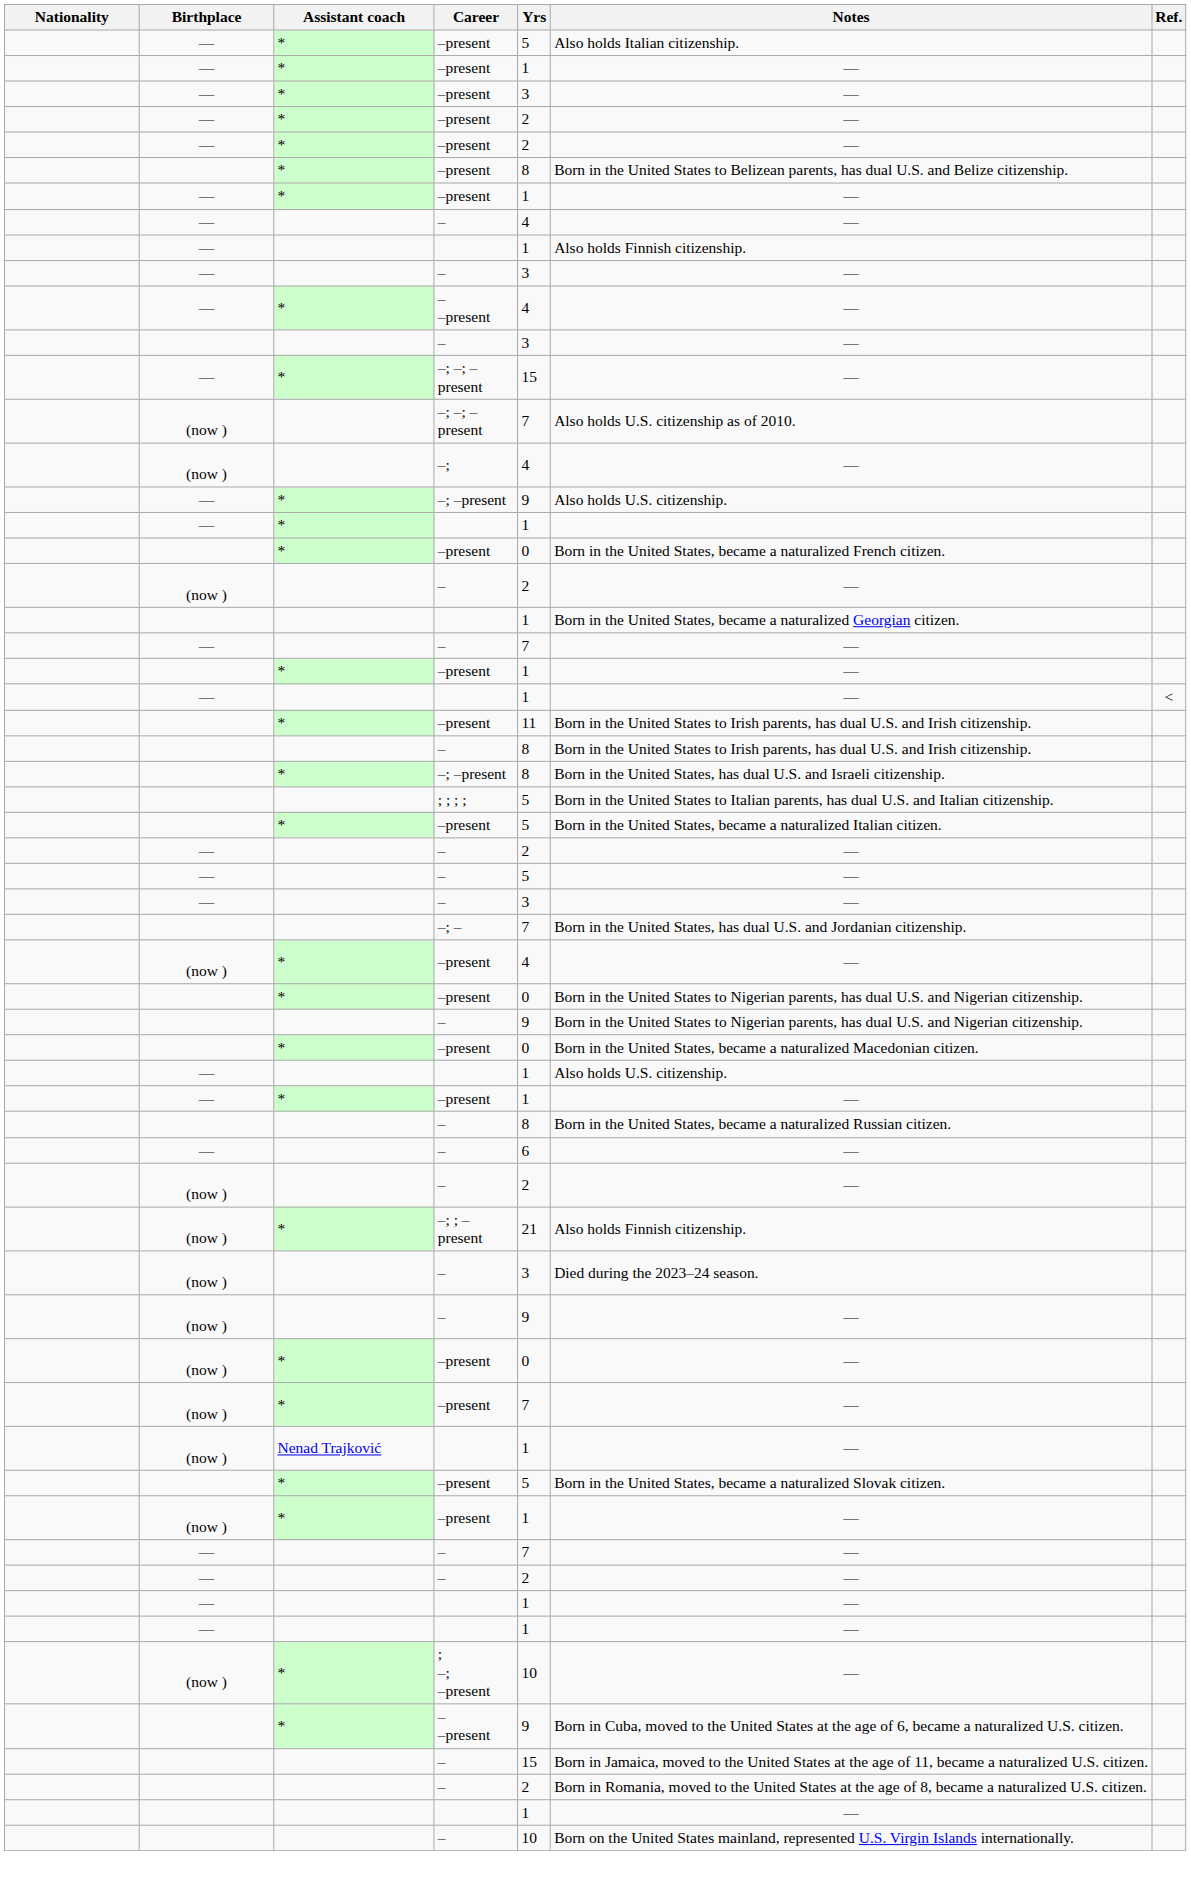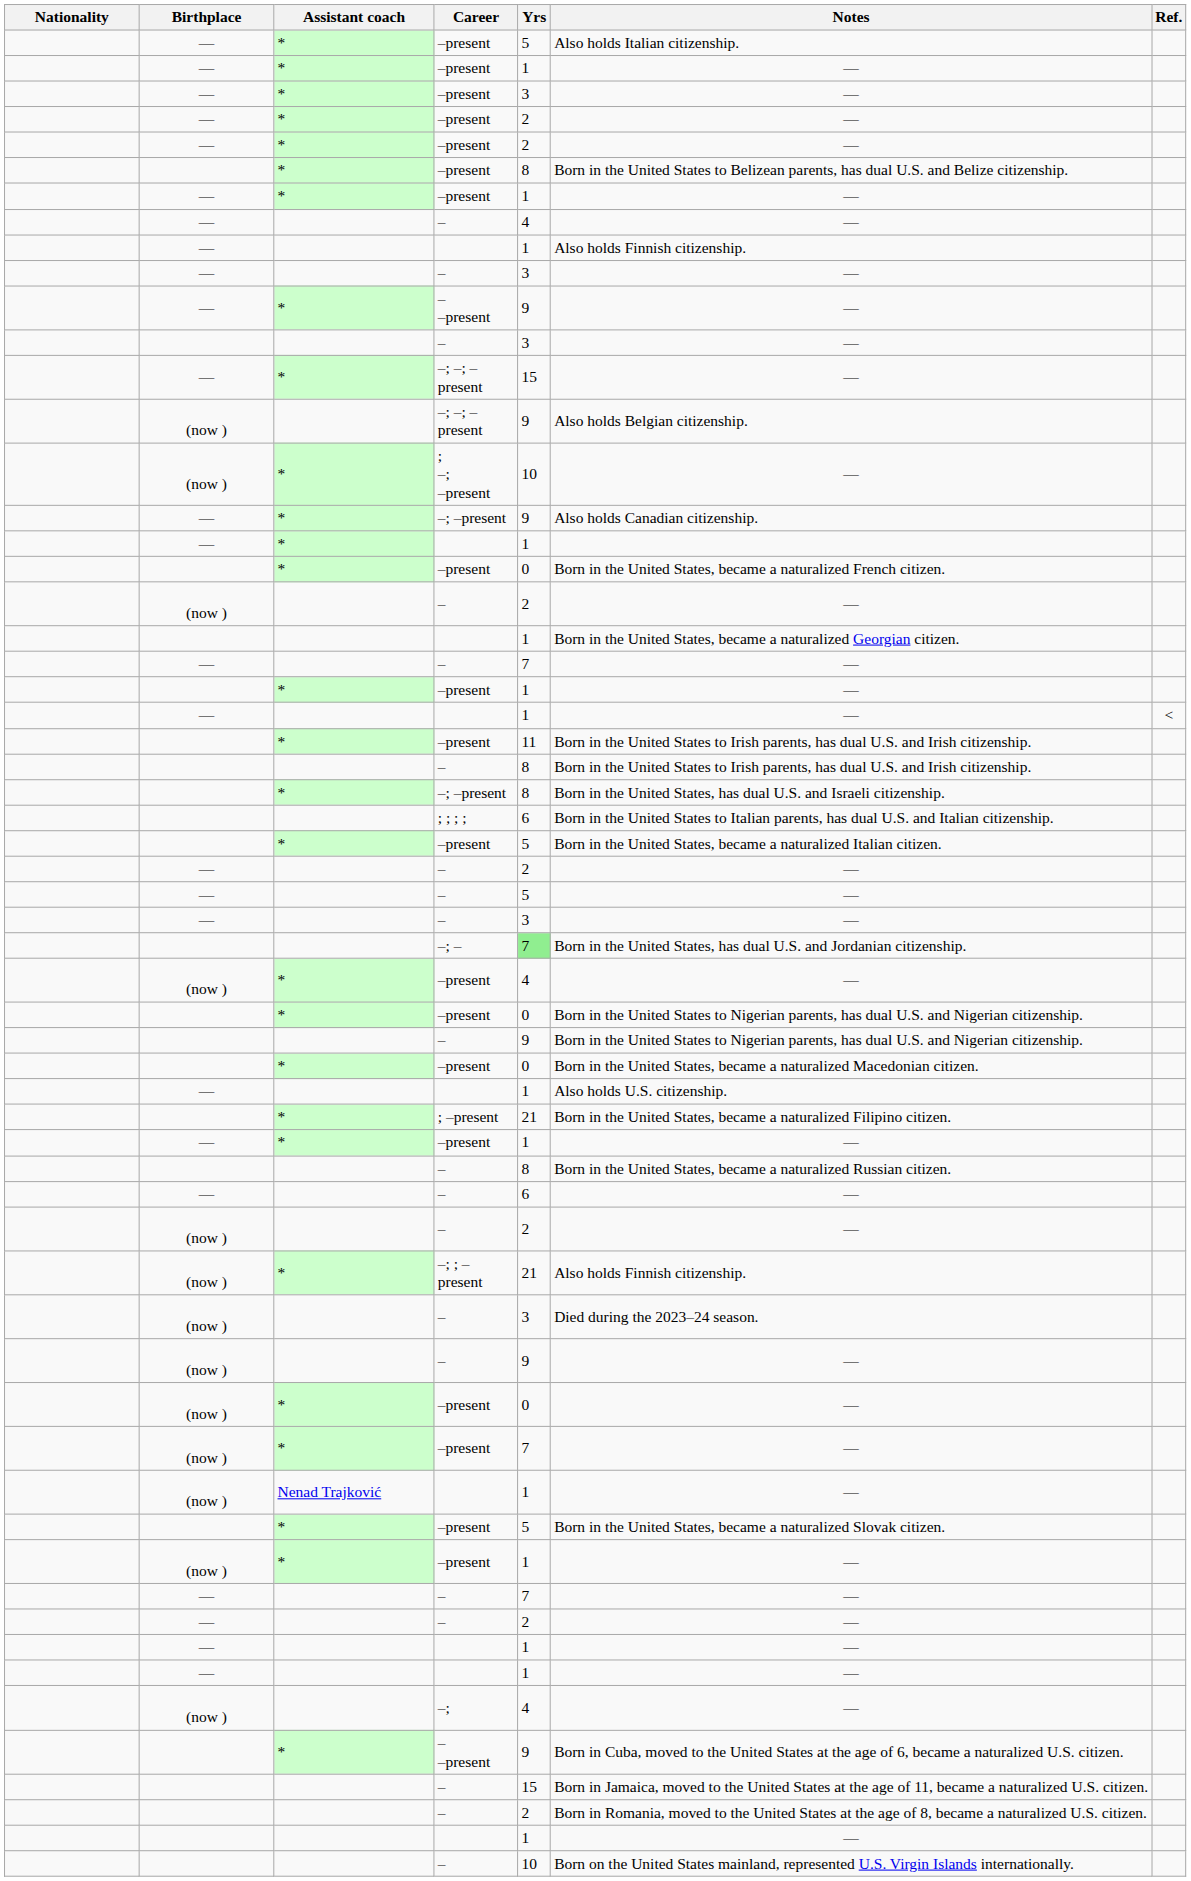(525, 307) 4 -> (525, 307) 9
(525, 421) 7 -> (525, 421) 9
(675, 421) Also holds U.S. citizenship as of 2010. -> (651, 421) Also holds Belgian citizenship.
rows swapped: (207, 474) <-> (207, 1682)
(641, 499) Also holds U.S. citizenship. -> (656, 518) Also holds Canadian citizenship.
(525, 799) 5 -> (525, 817) 6
(525, 927) no background -> (525, 945) lightgreen background
+ row: (207, 1117)
